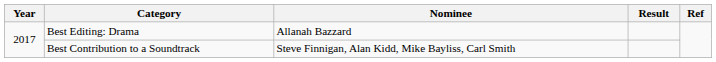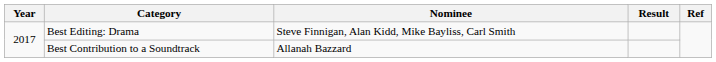(314, 31) Allanah Bazzard -> (396, 31) Steve Finnigan, Alan Kidd, Mike Bayliss, Carl Smith
(396, 48) Steve Finnigan, Alan Kidd, Mike Bayliss, Carl Smith -> (314, 48) Allanah Bazzard
